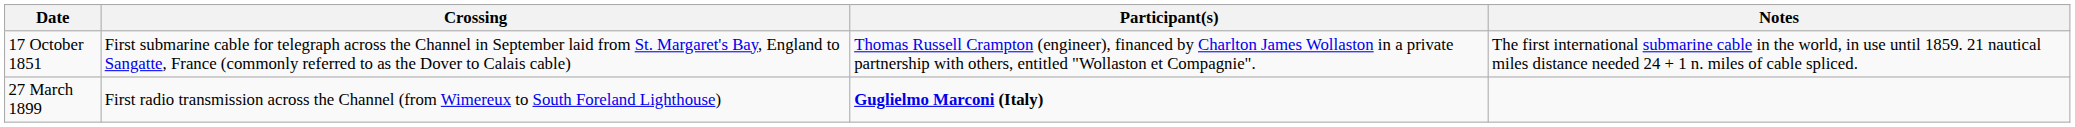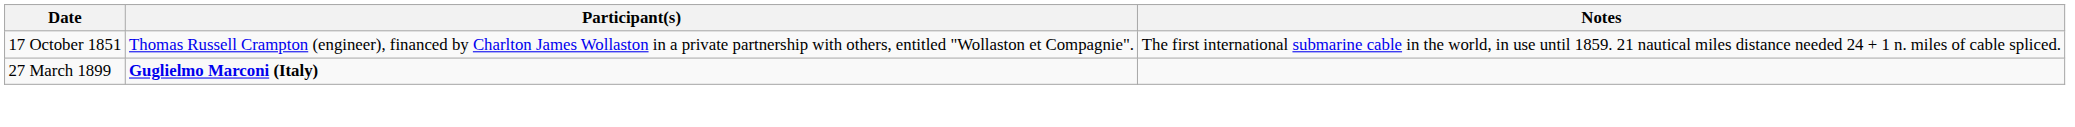- column: (476, 17)
